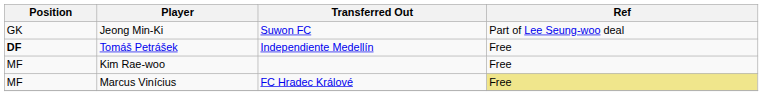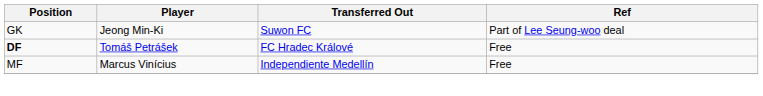(317, 47) Independiente Medellín -> (307, 47) FC Hradec Králové
- row: (132, 64)
(307, 82) FC Hradec Králové -> (317, 64) Independiente Medellín
(500, 82) khaki background -> (500, 64) no background
